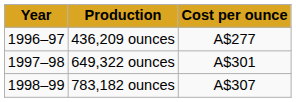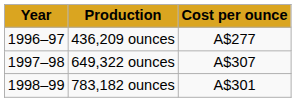(235, 62) A$301 -> (235, 62) A$307
(235, 85) A$307 -> (235, 85) A$301
